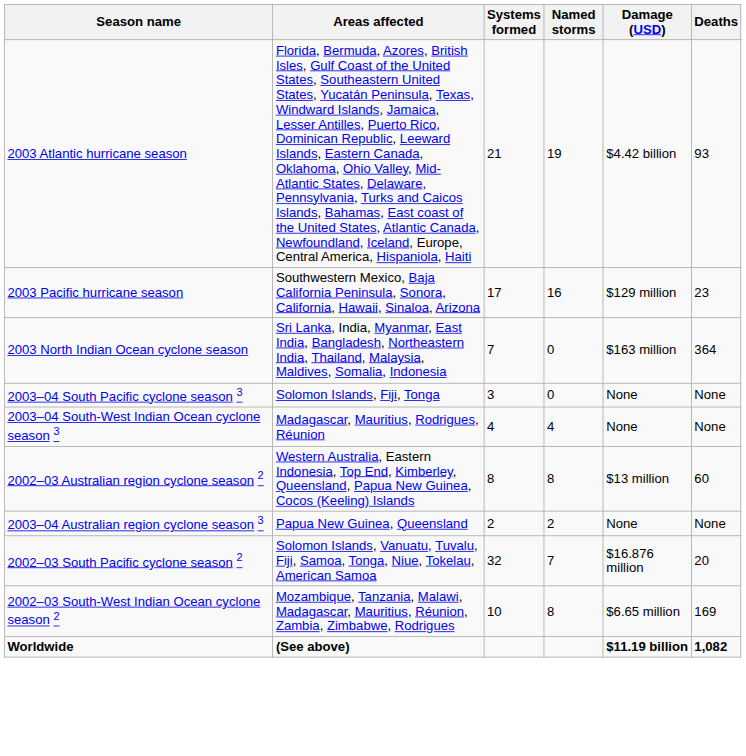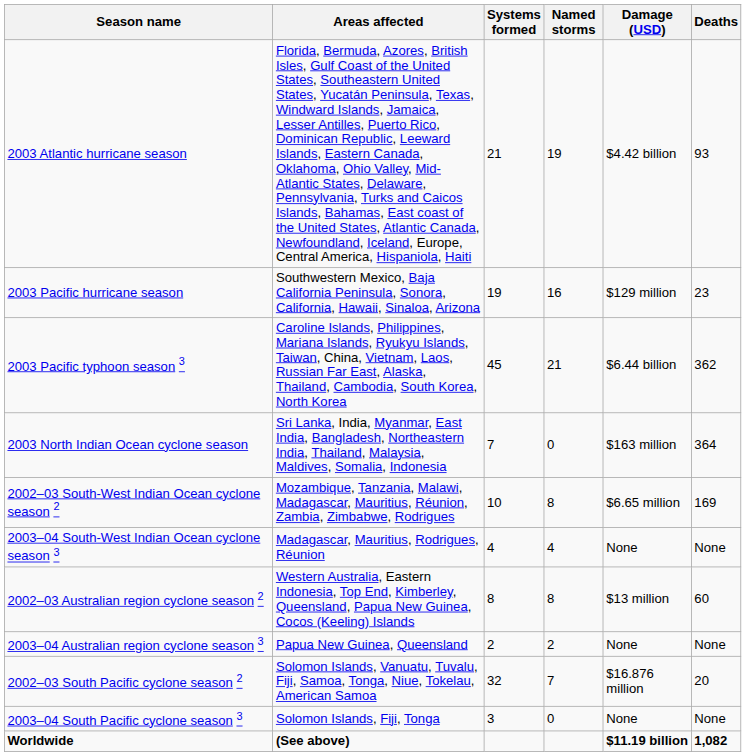(494, 292) 17 -> (494, 292) 19
+ row: (96, 365)
rows swapped: (134, 611) <-> (125, 395)
